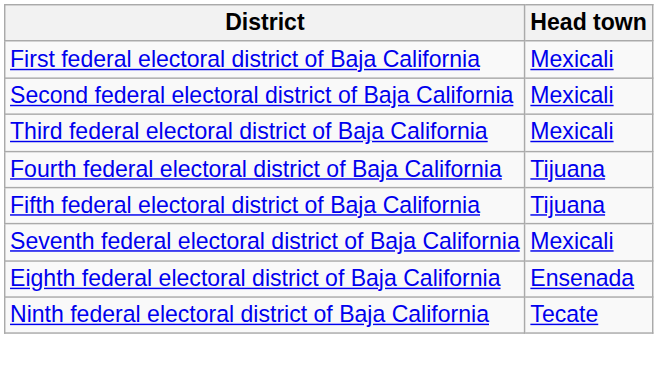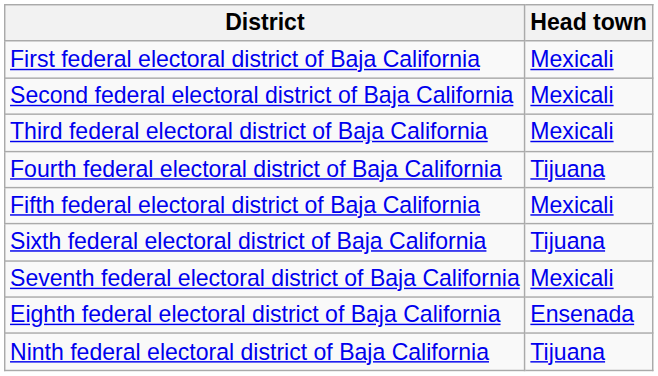(568, 205) Tijuana -> (572, 205) Mexicali
+ row: (248, 242)
(564, 315) Tecate -> (568, 351) Tijuana
